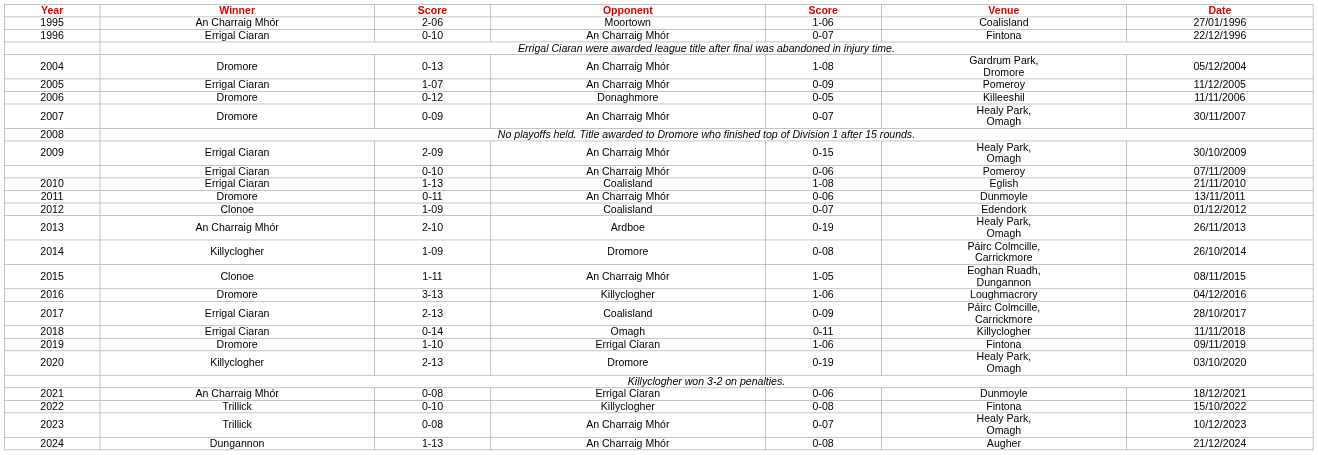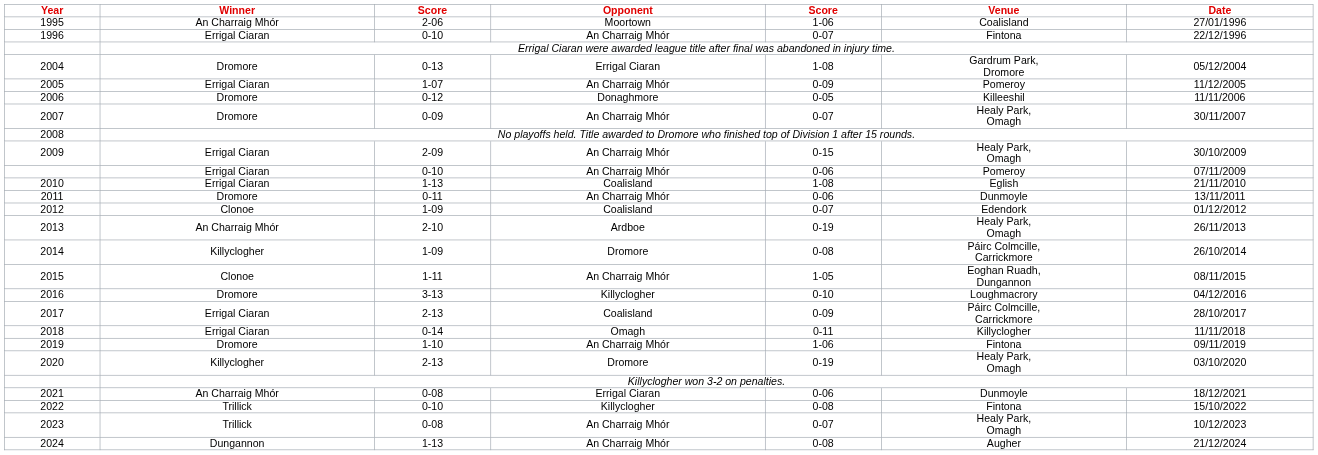(628, 66) An Charraig Mhór -> (628, 66) Errigal Ciaran
(823, 295) 1-06 -> (823, 295) 0-10
(628, 344) Errigal Ciaran -> (628, 344) An Charraig Mhór
